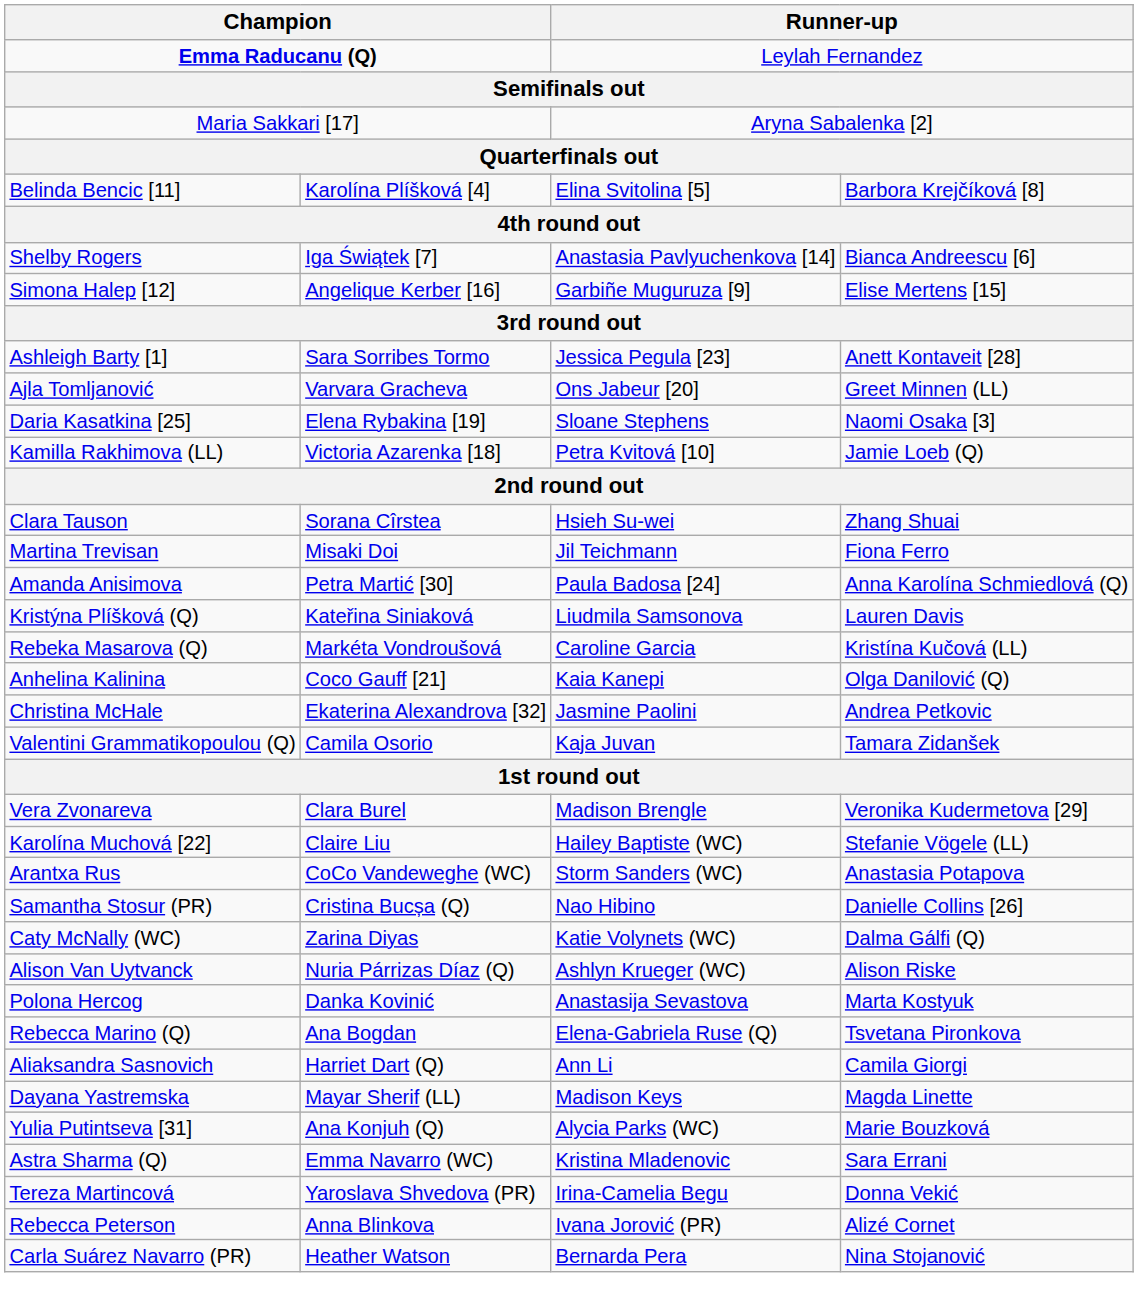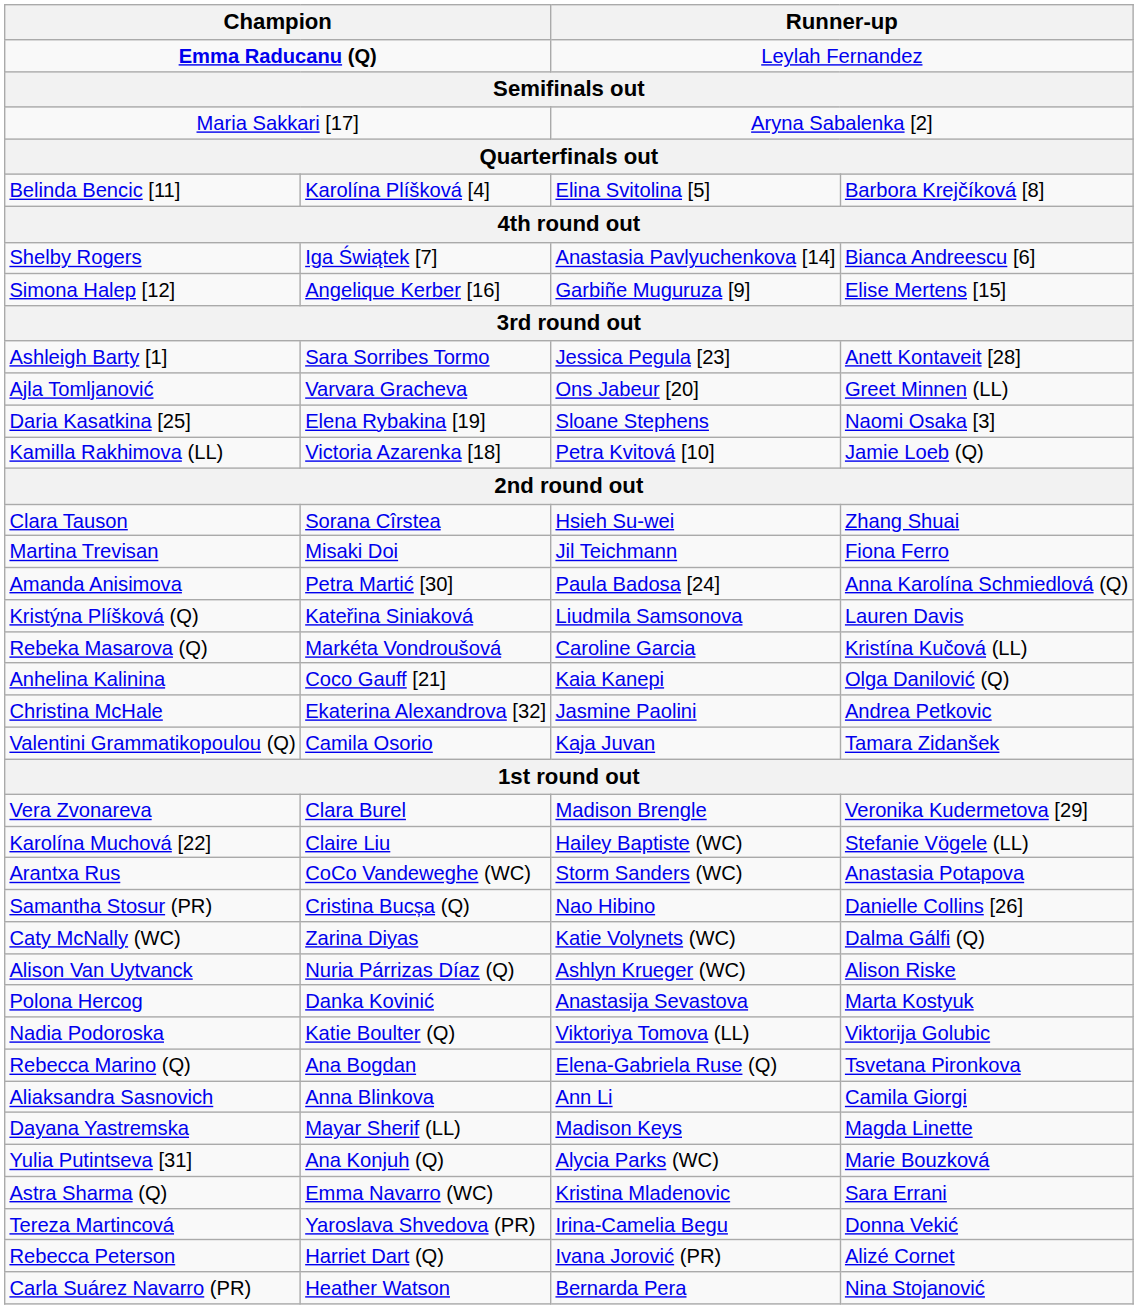+ row: (87, 1033)
(375, 1065) Harriet Dart (Q) -> (370, 1097) Anna Blinkova
(370, 1225) Anna Blinkova -> (375, 1256) Harriet Dart (Q)
